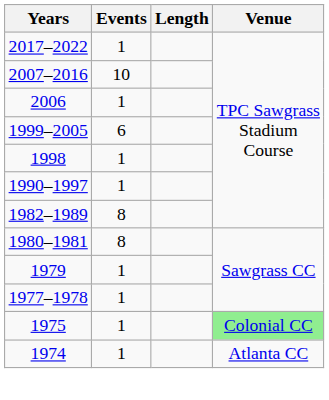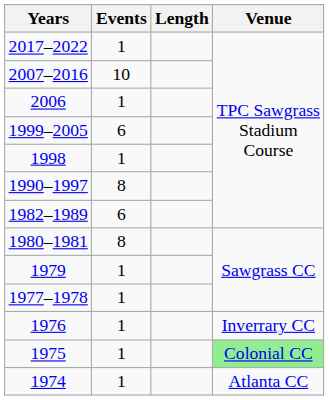(121, 185) 1 -> (121, 185) 8
(121, 213) 8 -> (121, 213) 6
+ row: (48, 325)
